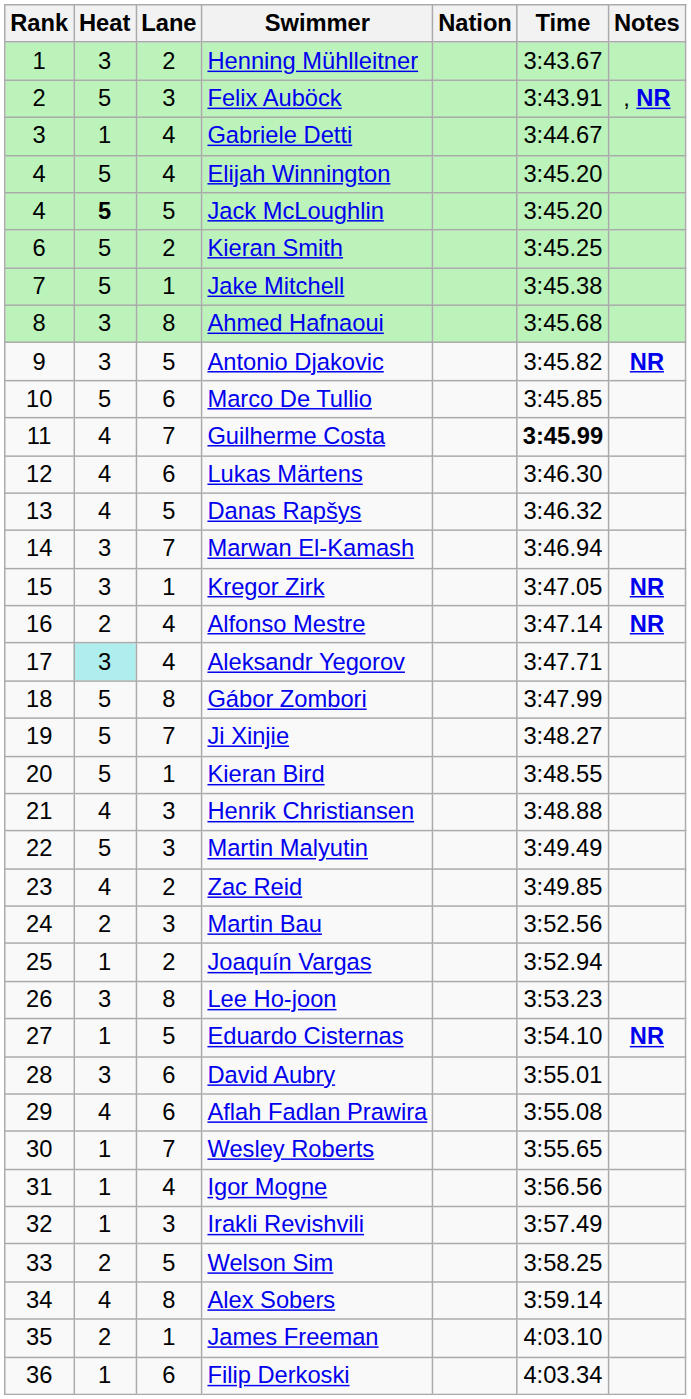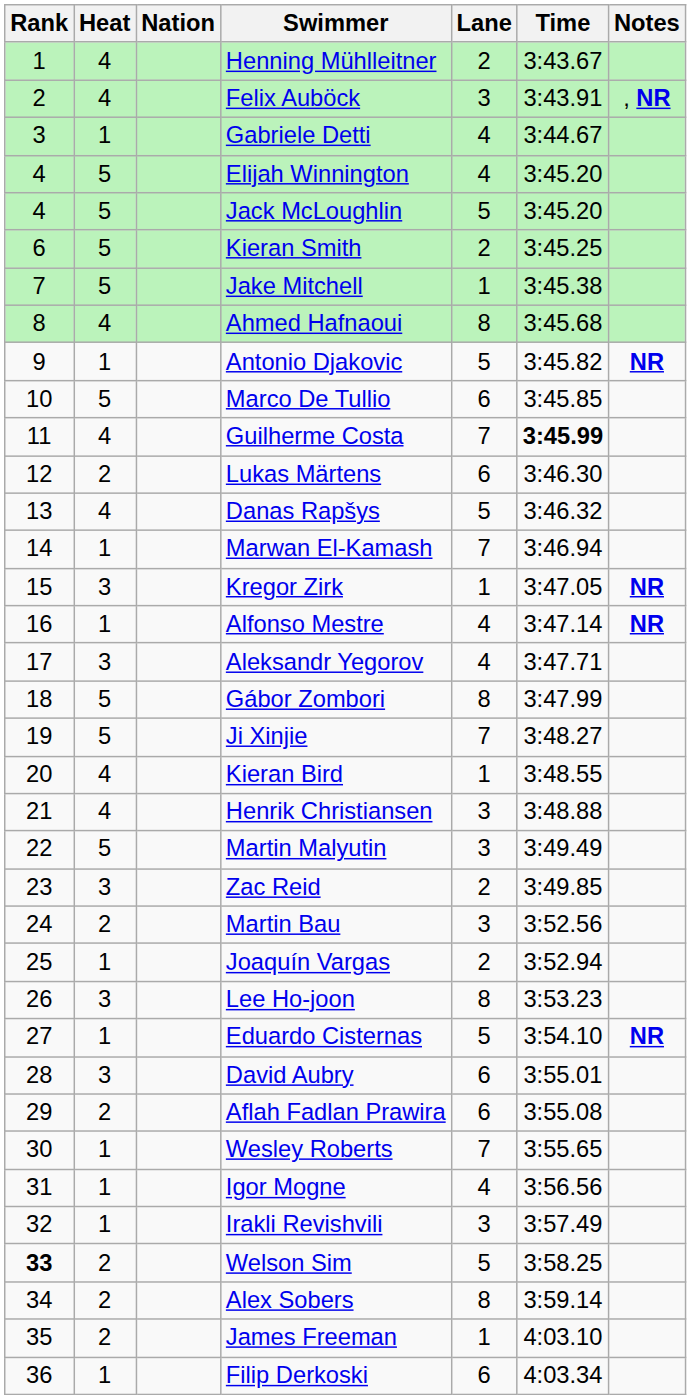columns swapped: (169, 23) <-> (475, 23)
(105, 60) 3 -> (105, 60) 4
(105, 98) 5 -> (105, 98) 4
(105, 211) bold -> (105, 211) normal
(105, 323) 3 -> (105, 323) 4
(105, 361) 3 -> (105, 361) 1
(105, 473) 4 -> (105, 473) 2
(105, 549) 3 -> (105, 549) 1
(105, 624) 2 -> (105, 624) 1
(105, 661) paleturquoise background -> (105, 661) no background
(105, 774) 5 -> (105, 774) 4
(105, 887) 4 -> (105, 887) 3
(105, 1112) 4 -> (105, 1112) 2
(39, 1262) normal -> (39, 1262) bold
(105, 1300) 4 -> (105, 1300) 2
